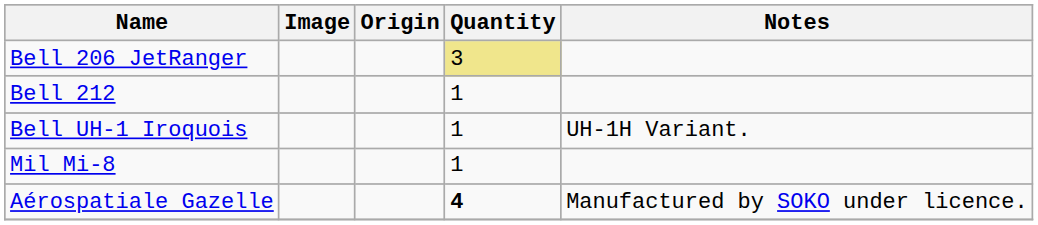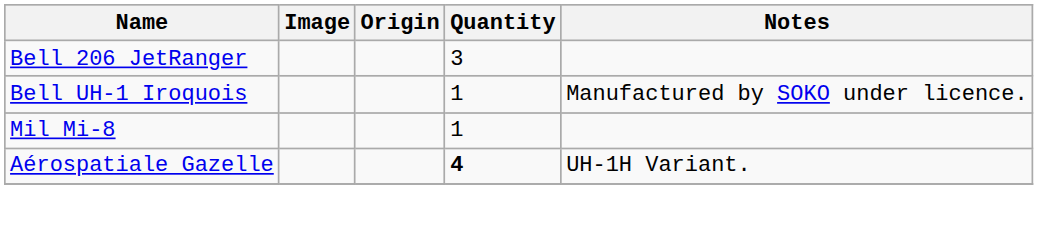(457, 59) khaki background -> (457, 59) no background
- row: (63, 94)
(658, 130) UH-1H Variant. -> (797, 94) Manufactured by SOKO under licence.
(797, 202) Manufactured by SOKO under licence. -> (658, 166) UH-1H Variant.
